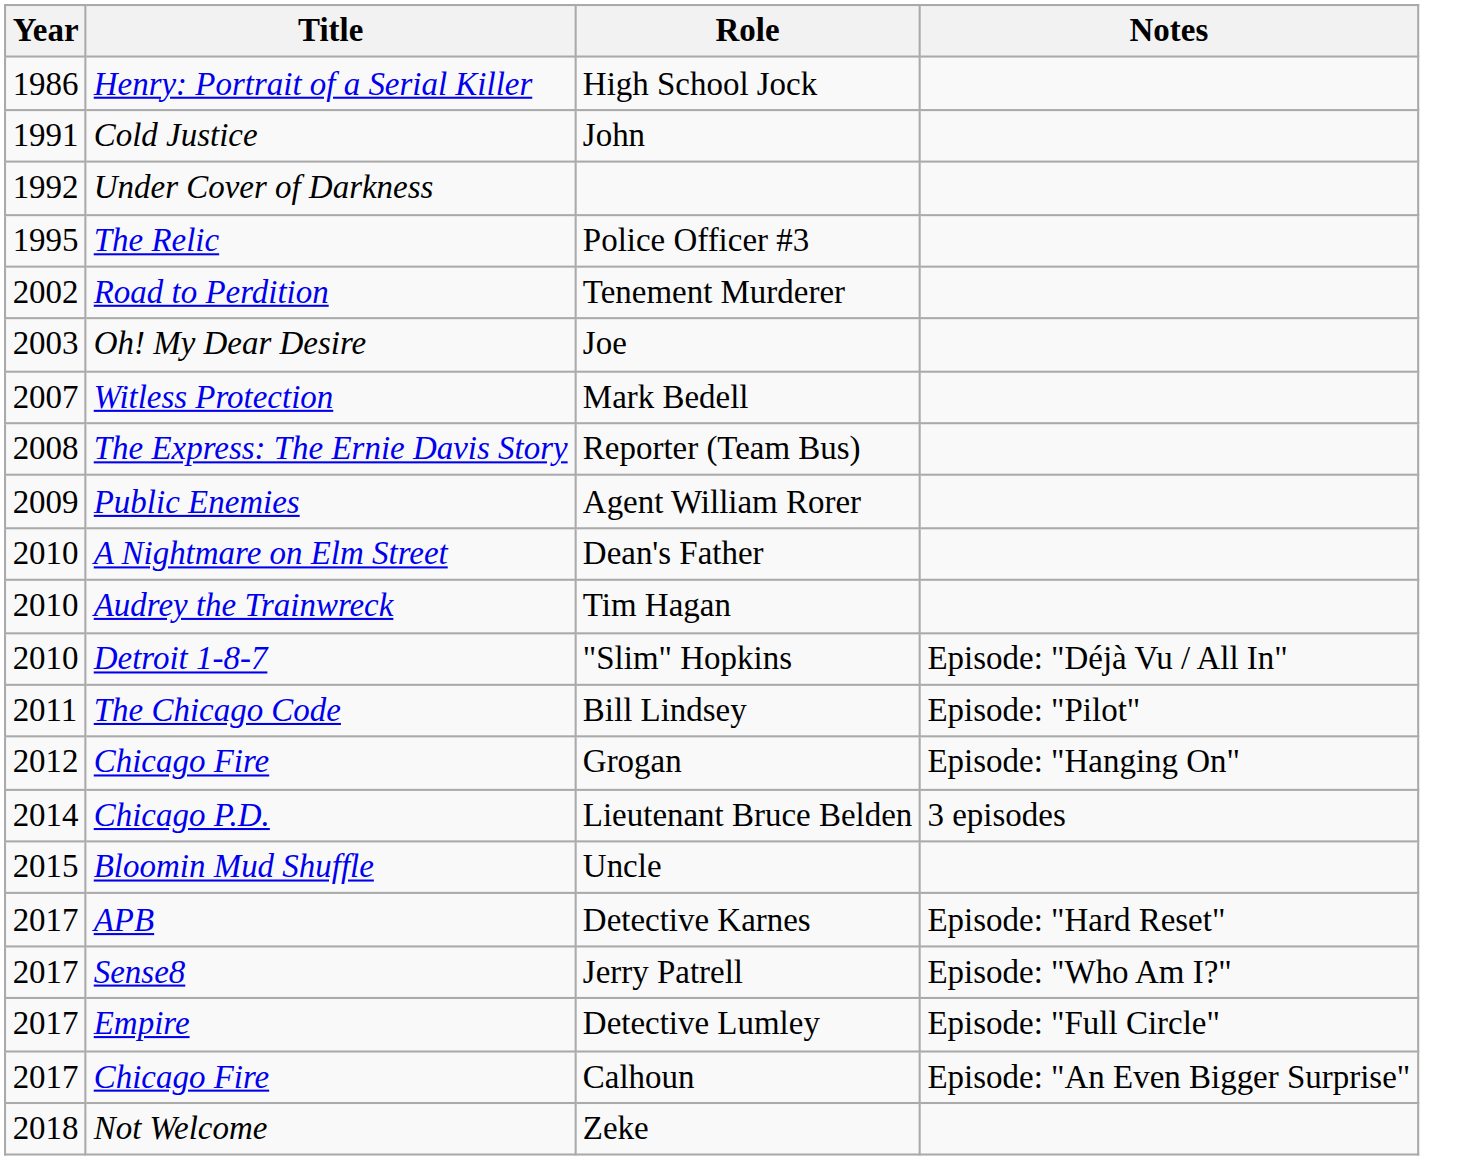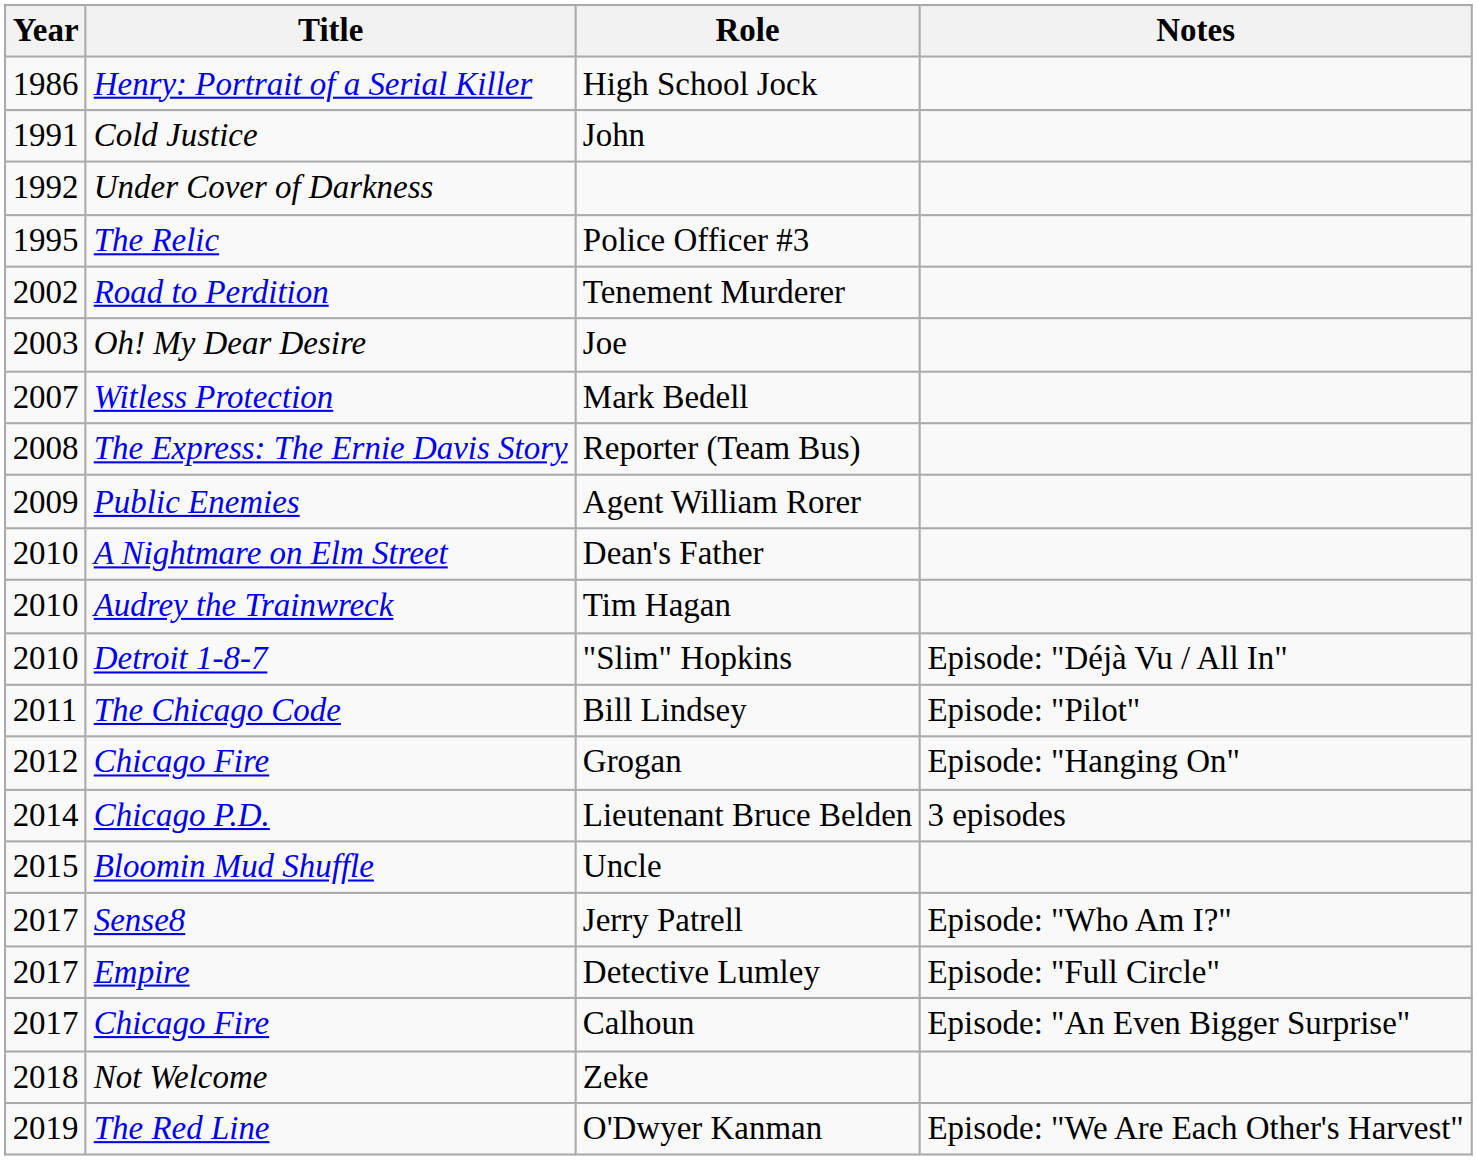- row: (697, 919)
+ row: (703, 1128)
